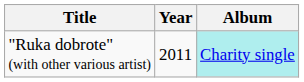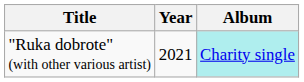(176, 53) 2011 -> (176, 53) 2021
